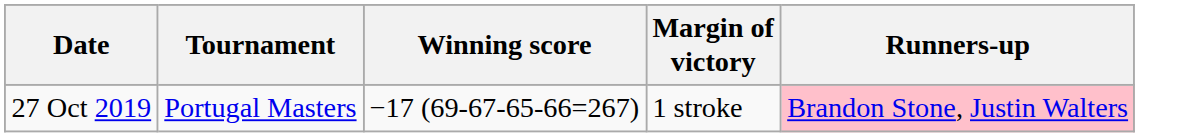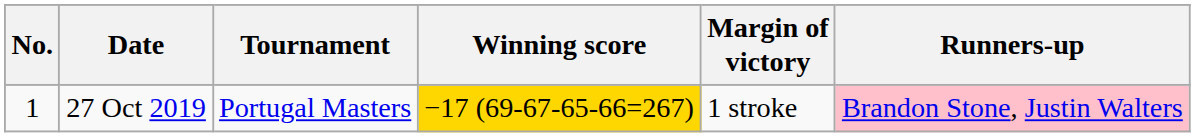+ column: (32, 44)
(504, 108) no background -> (559, 108) gold background
